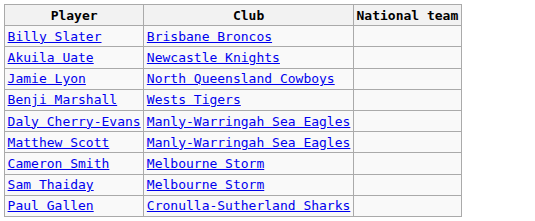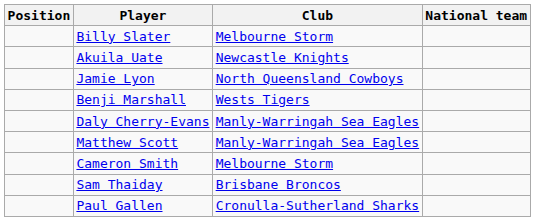+ column: (39, 15)
(209, 36) Brisbane Broncos -> (274, 36) Melbourne Storm
(206, 185) Melbourne Storm -> (278, 185) Brisbane Broncos
